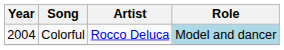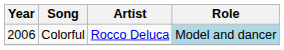(21, 34) 2004 -> (21, 34) 2006
